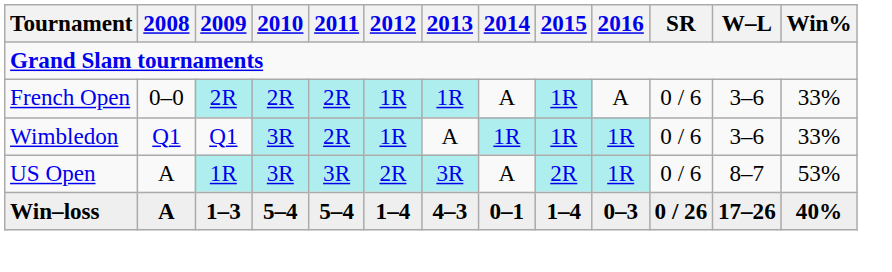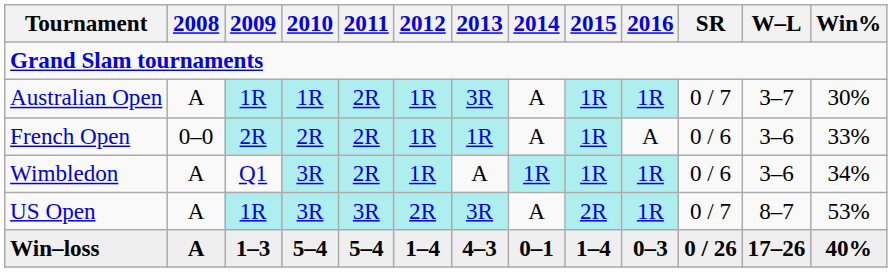+ row: (86, 97)
(166, 135) Q1 -> (196, 172) A
(819, 135) 33% -> (849, 172) 34%
(681, 172) 0 / 6 -> (711, 210) 0 / 7
